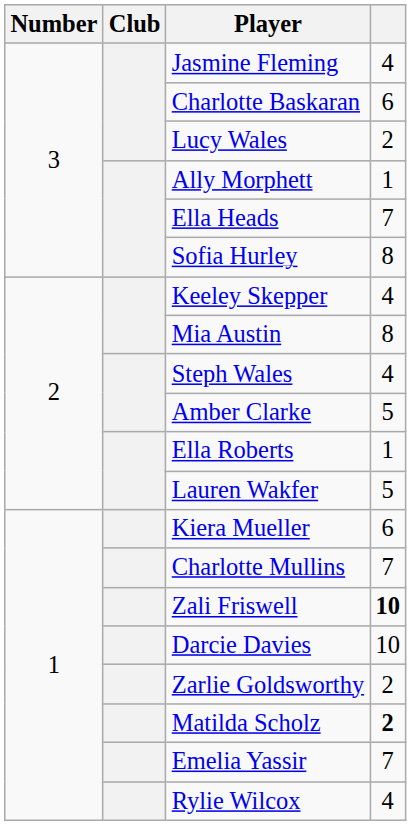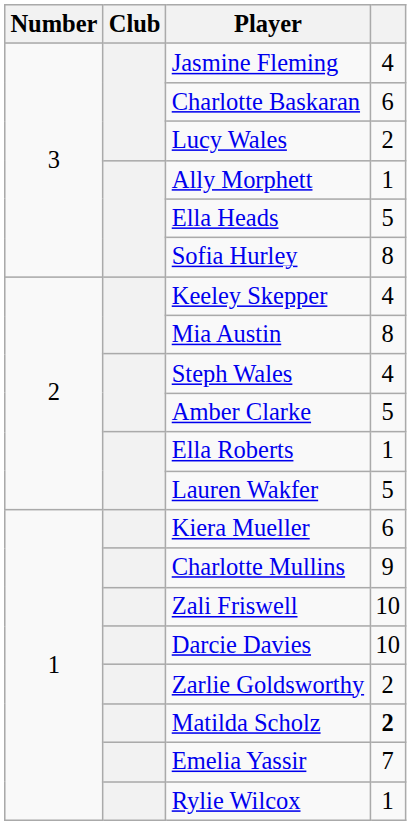(388, 218) 7 -> (388, 218) 5
(388, 567) 7 -> (388, 567) 9
(388, 606) bold -> (388, 606) normal
(388, 800) 4 -> (388, 800) 1
